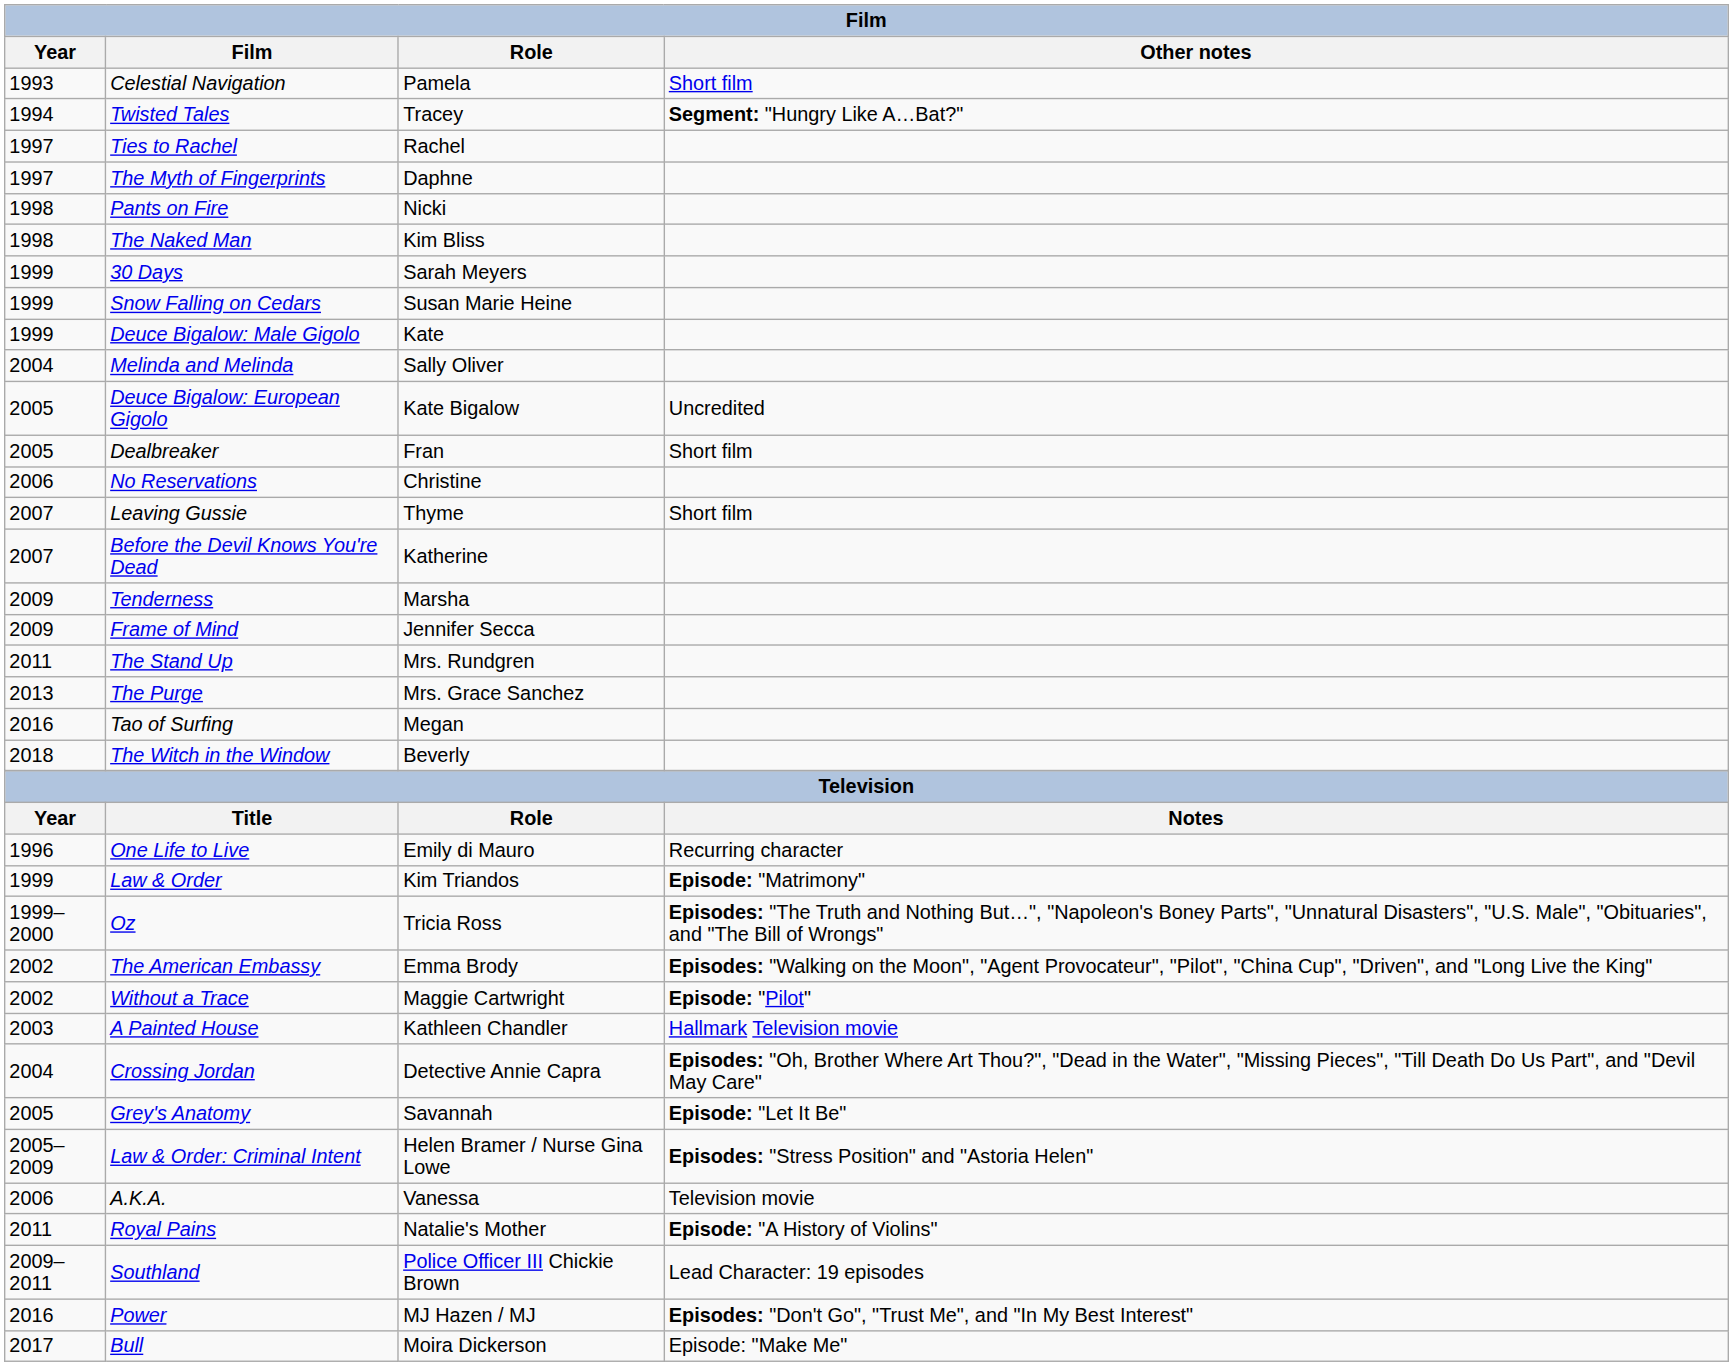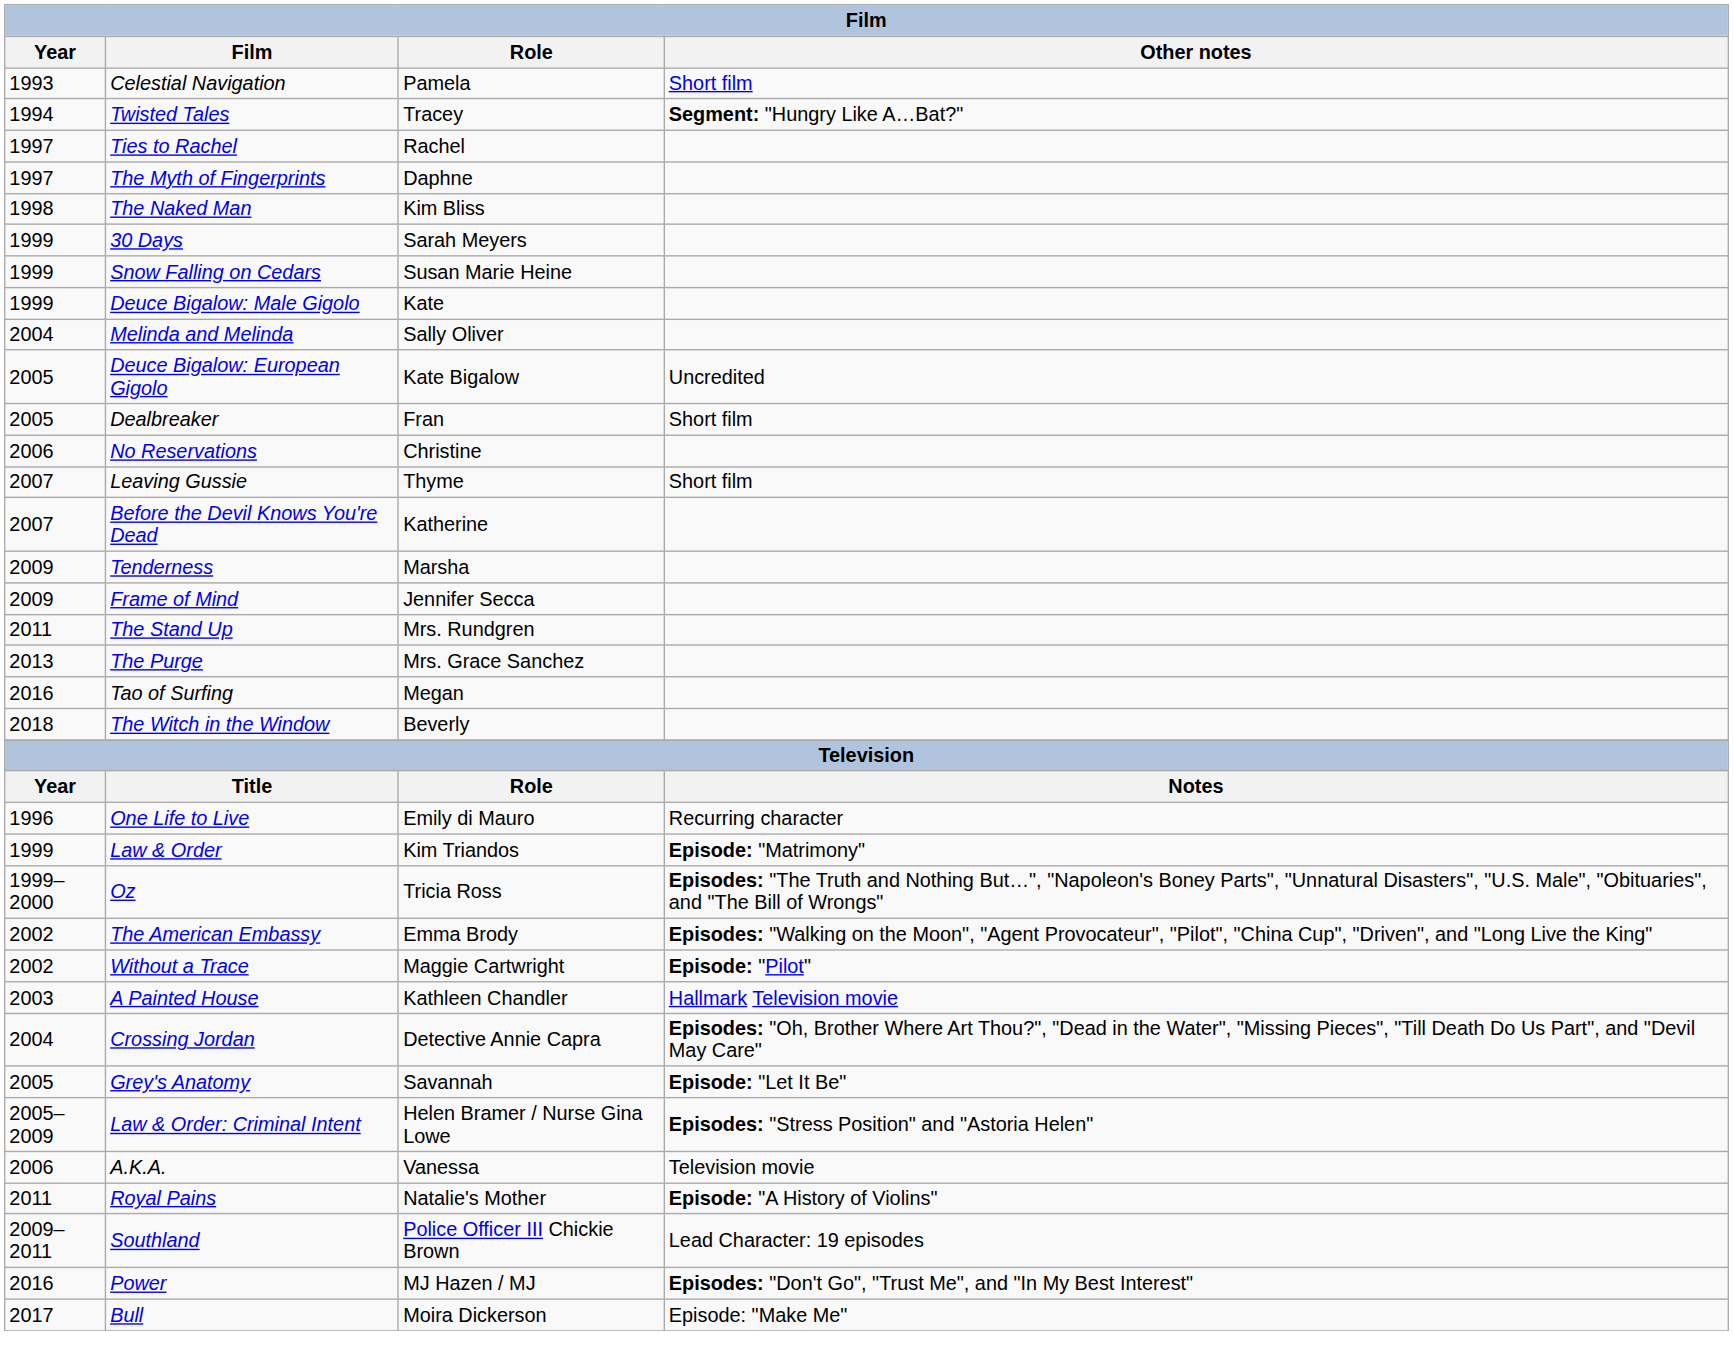- row: (169, 209)
